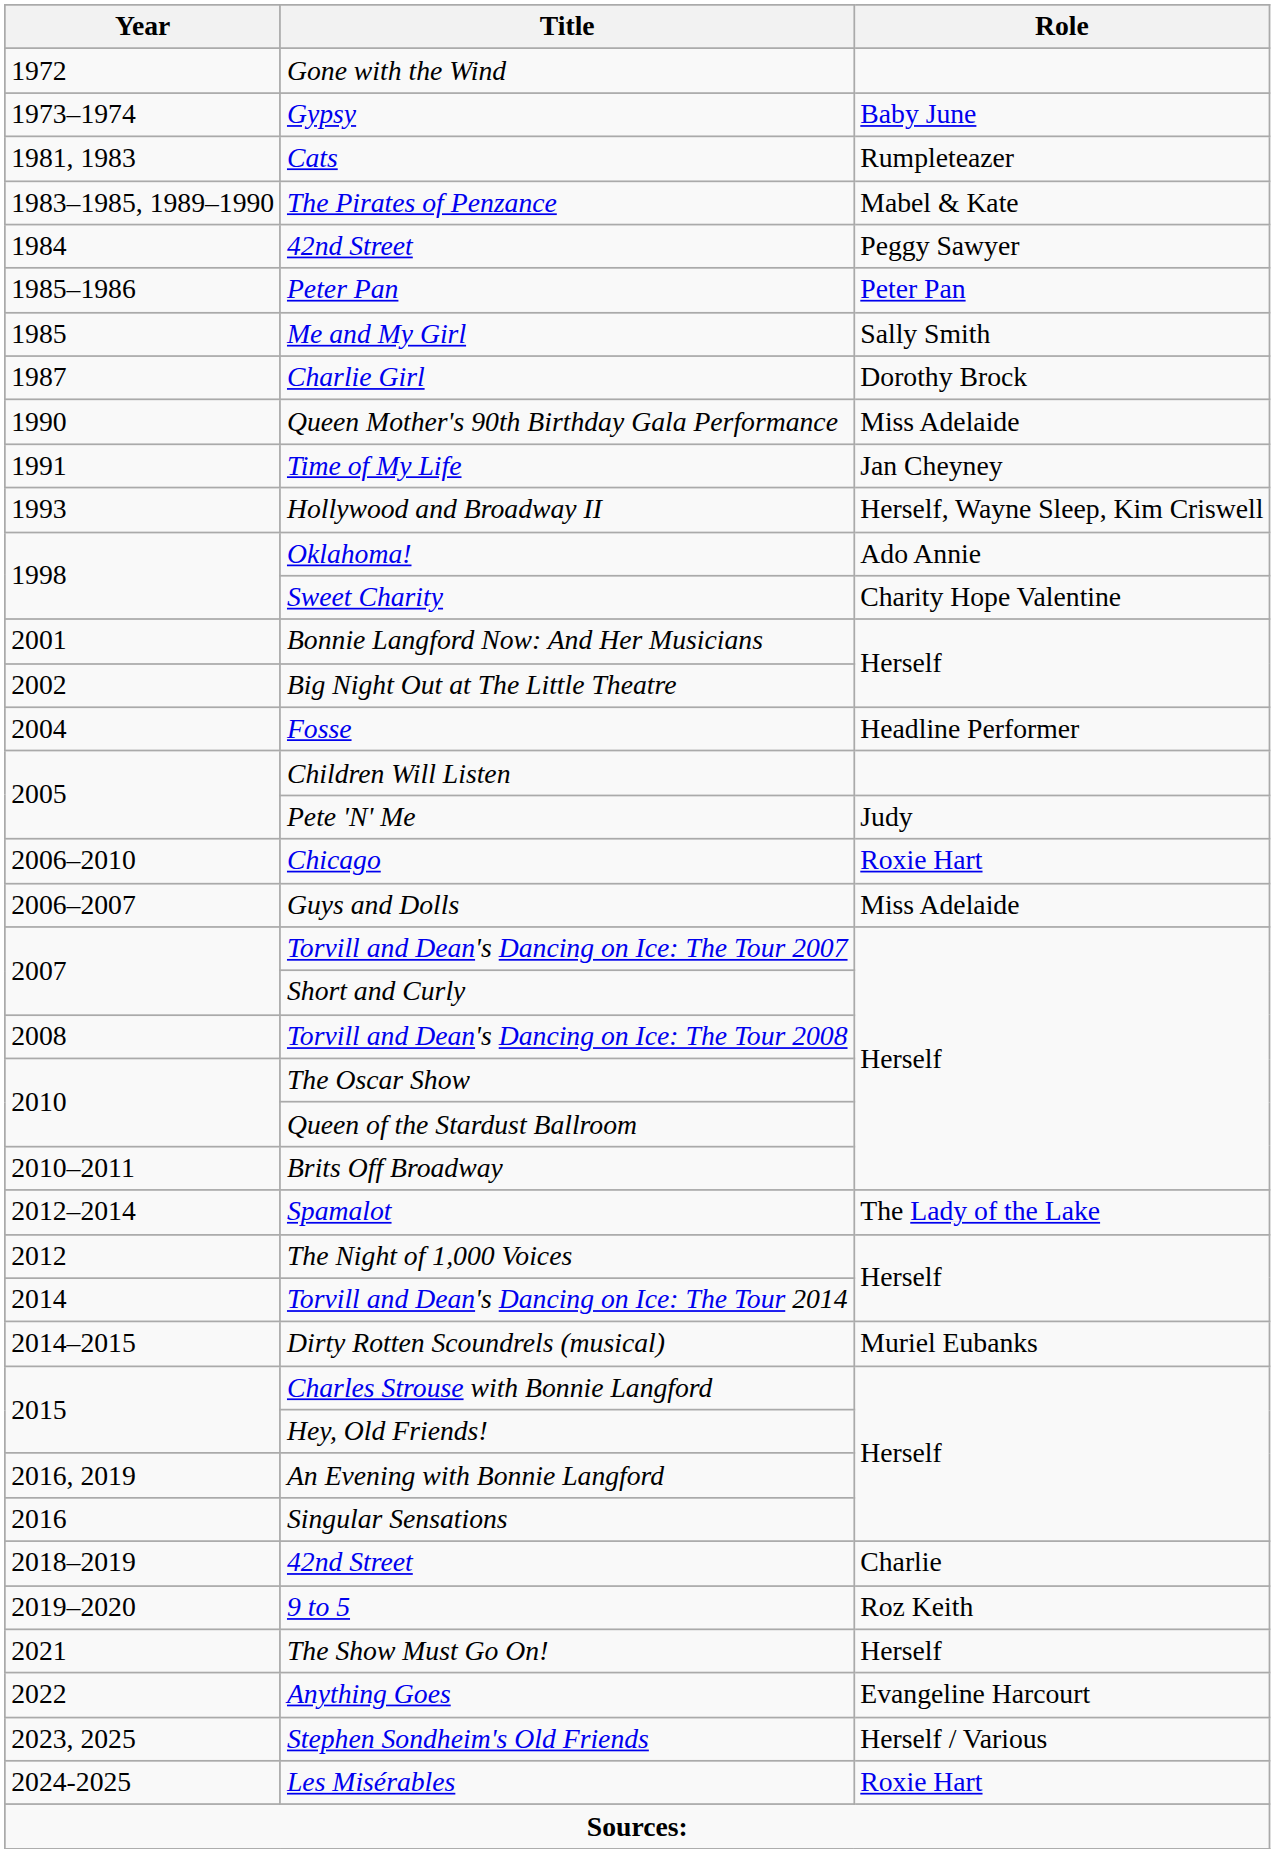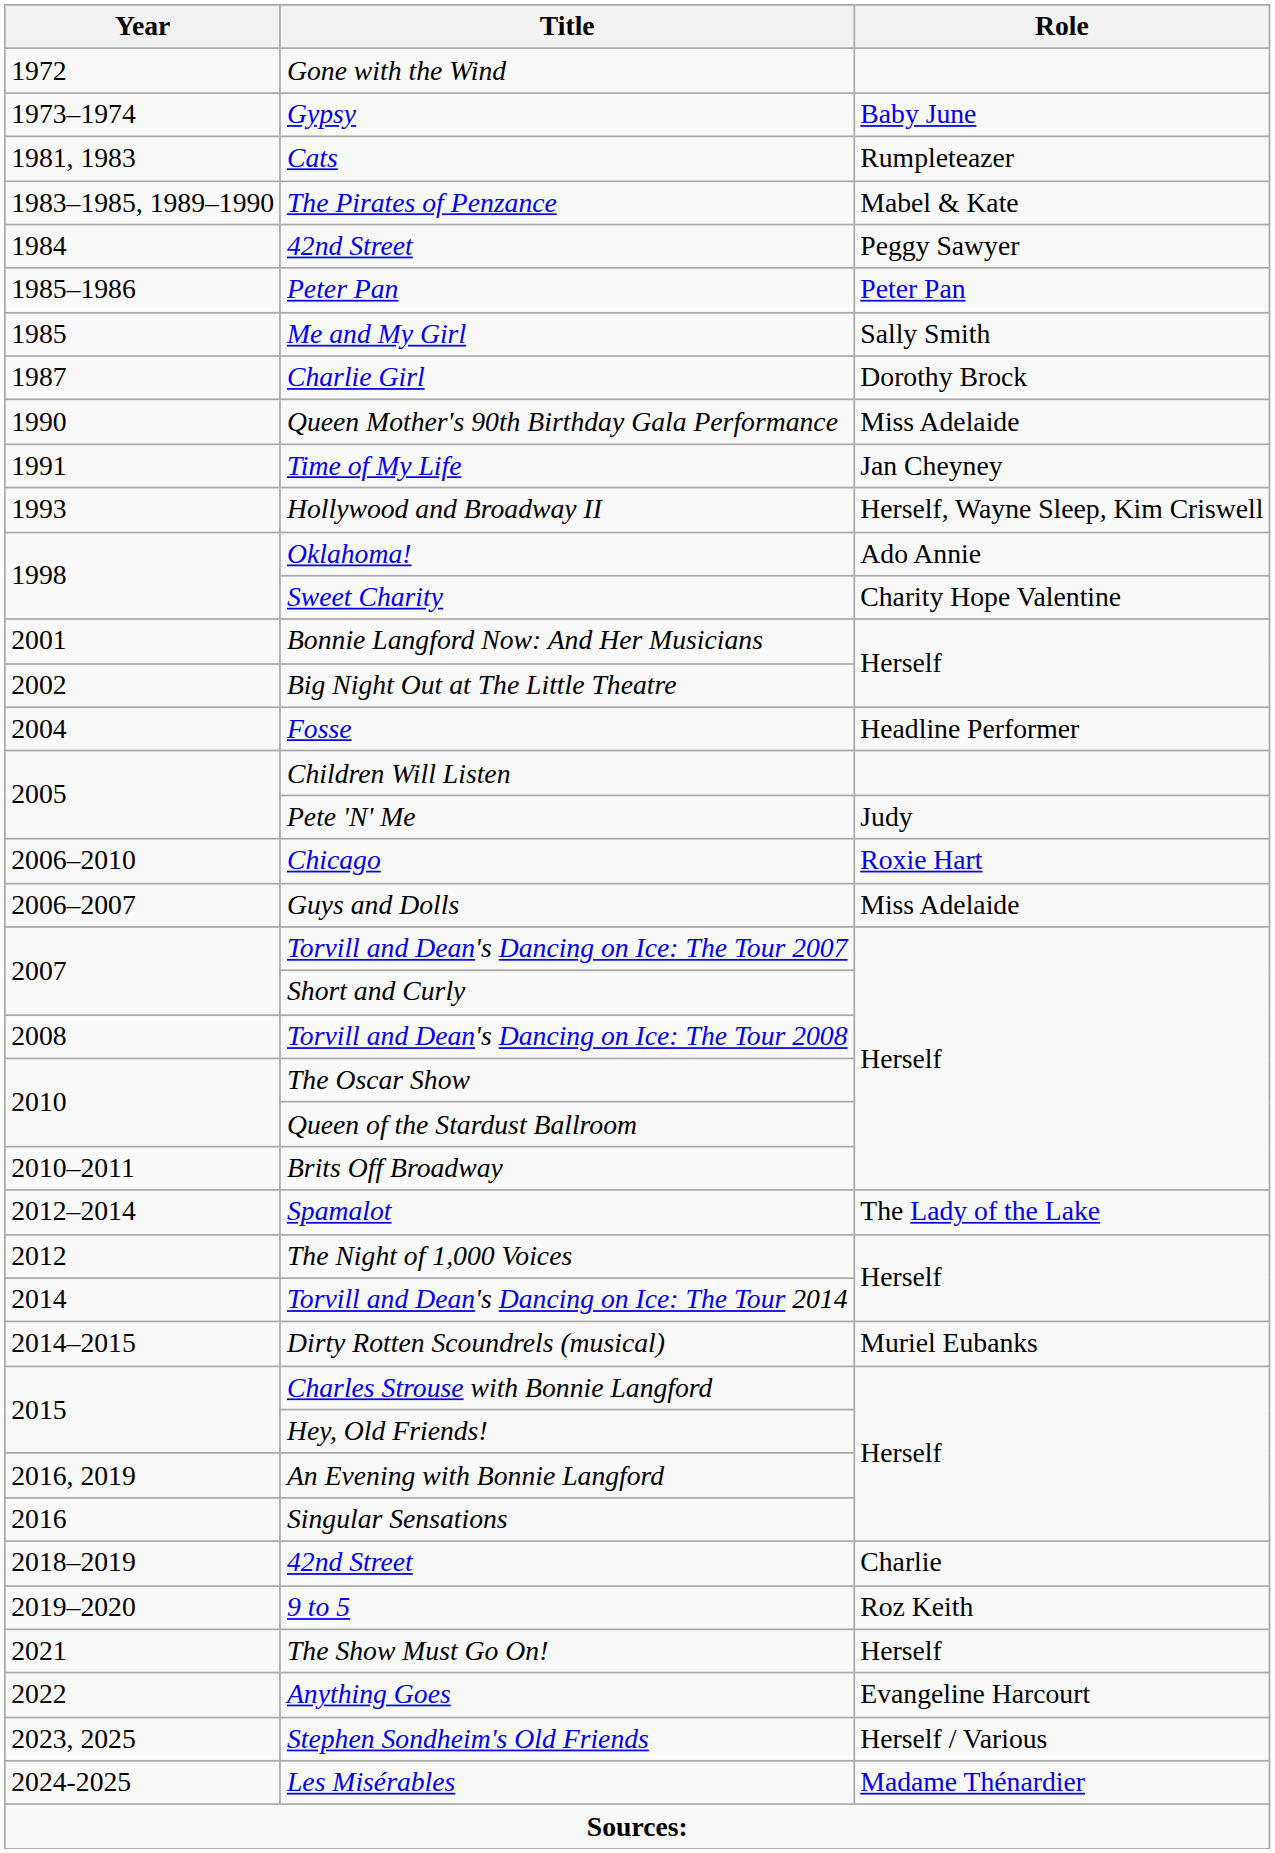(921, 1782) Roxie Hart -> (973, 1782) Madame Thénardier
